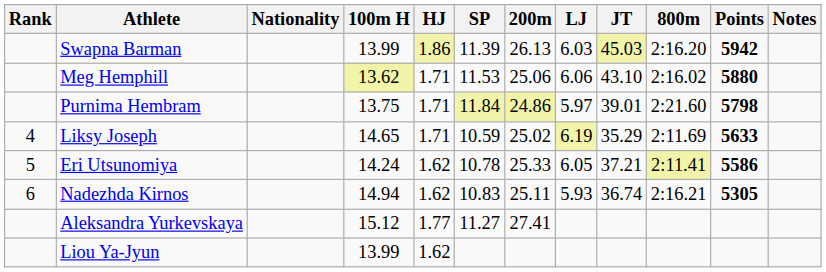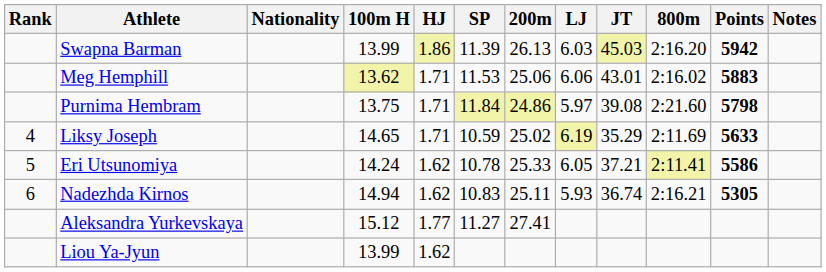(622, 77) 43.10 -> (622, 77) 43.01
(739, 77) 5880 -> (739, 77) 5883
(622, 106) 39.01 -> (622, 106) 39.08
